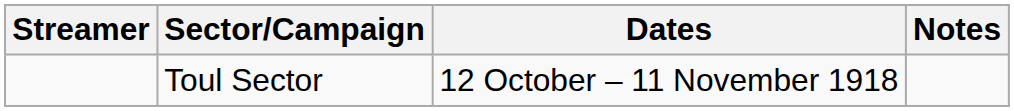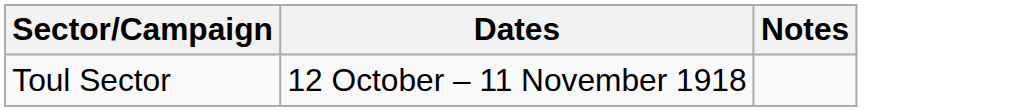- column: (81, 29)
